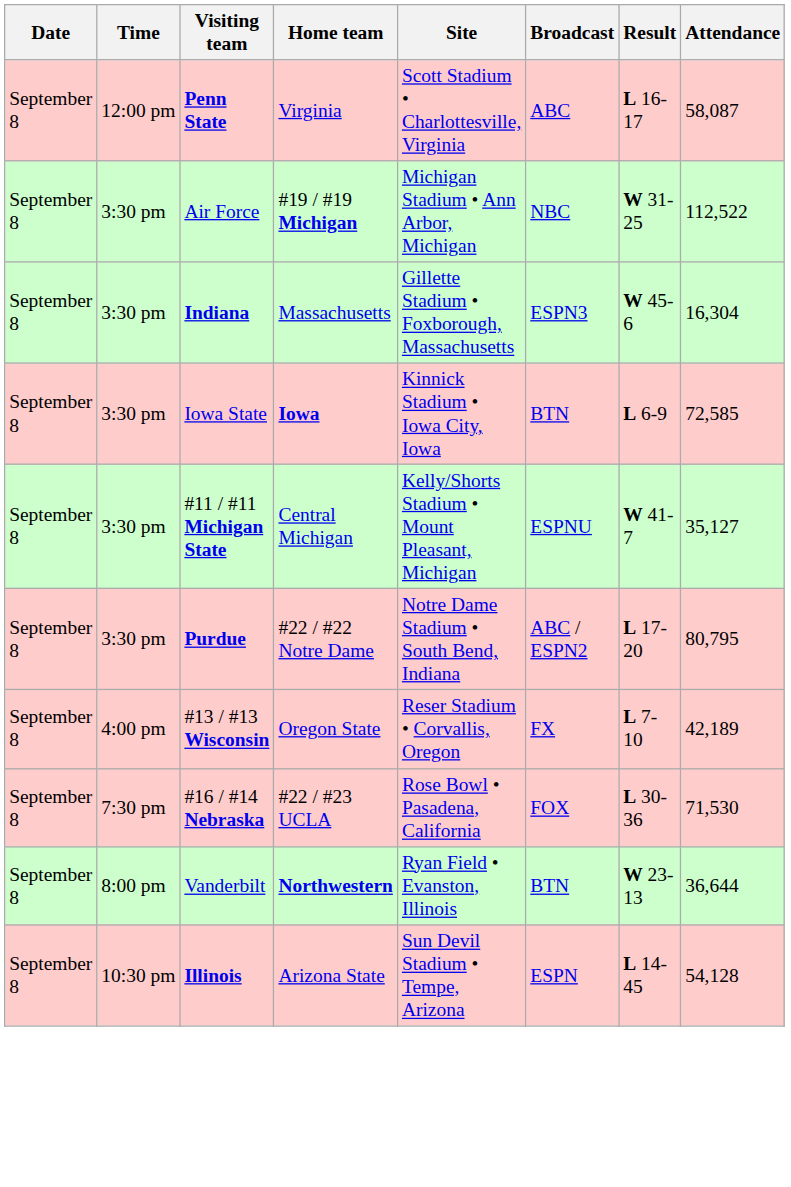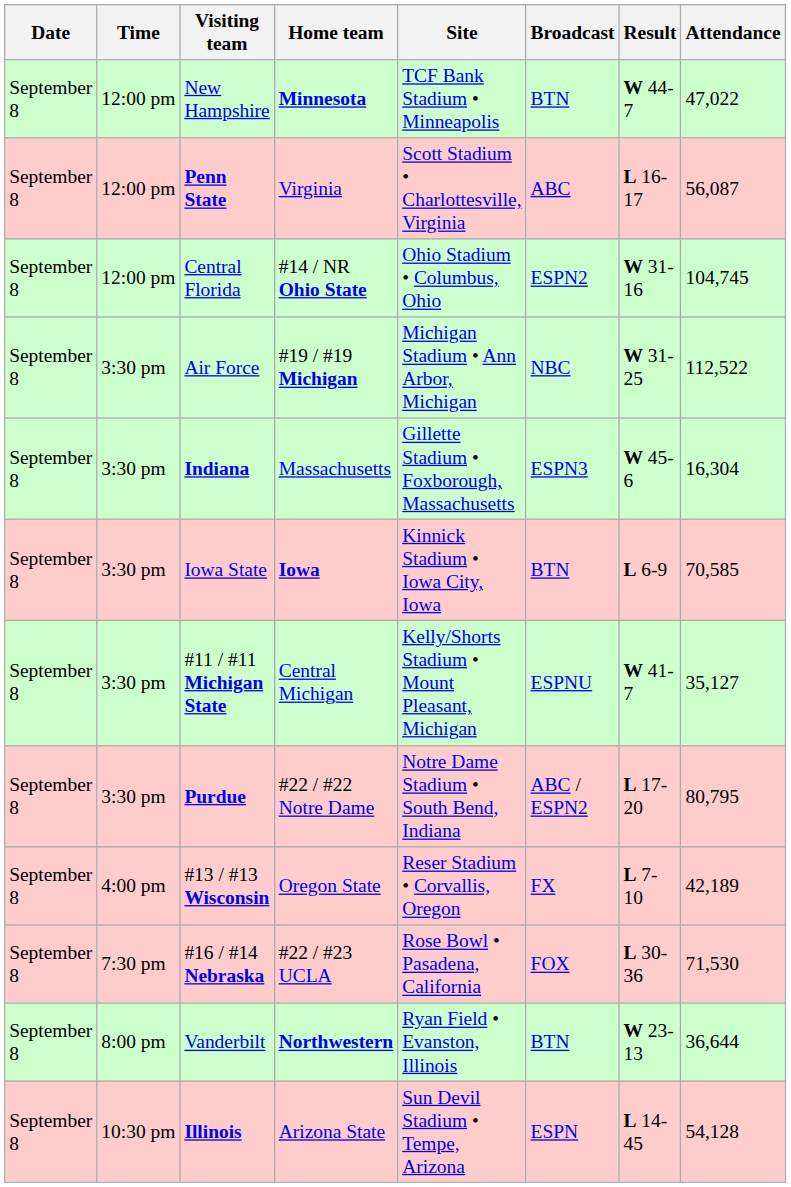+ row: (227, 98)
(712, 110) 58,087 -> (712, 188) 56,087
+ row: (213, 278)
(712, 414) 72,585 -> (712, 570) 70,585
